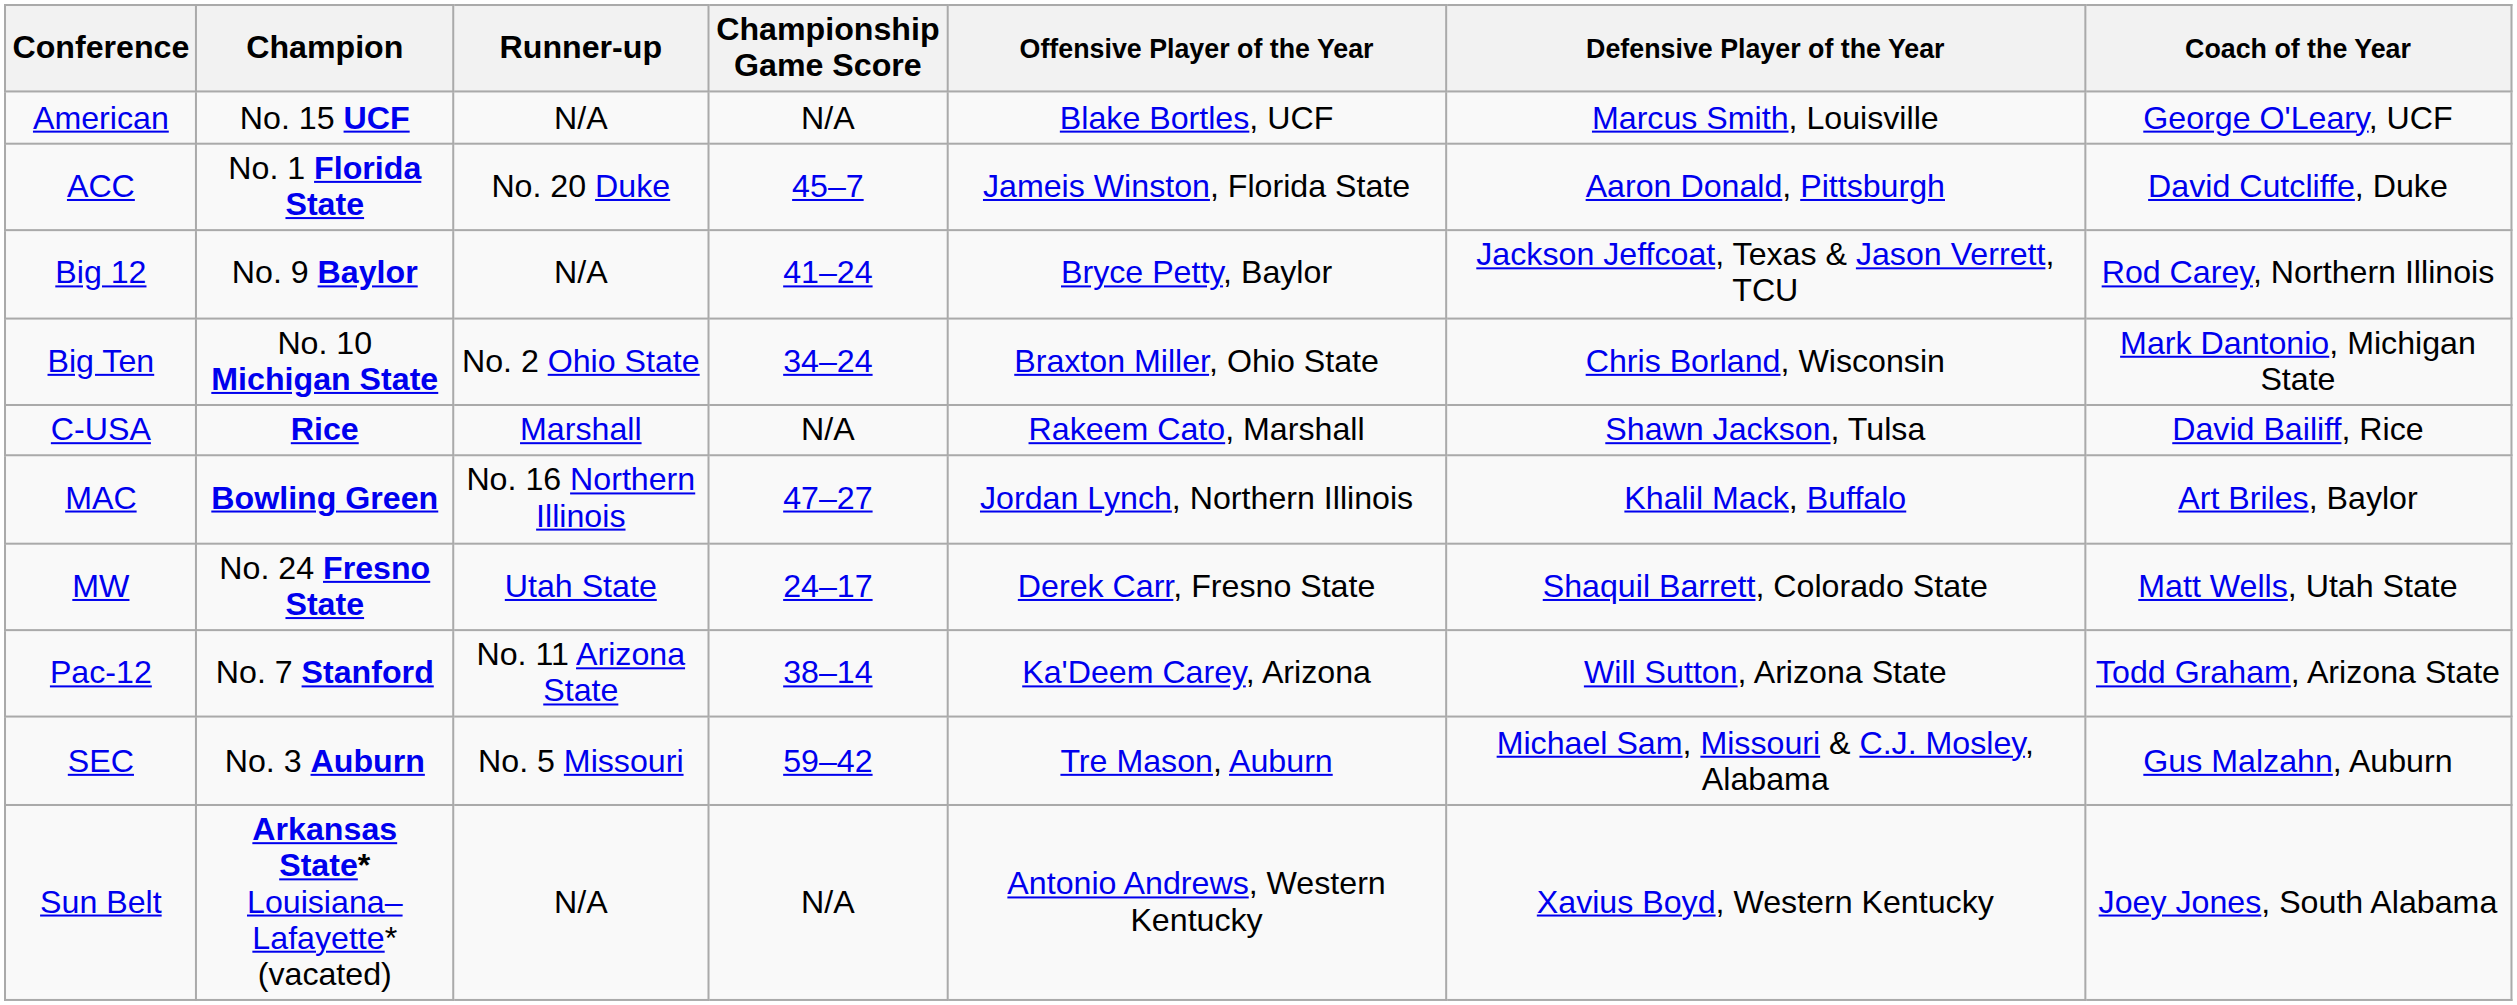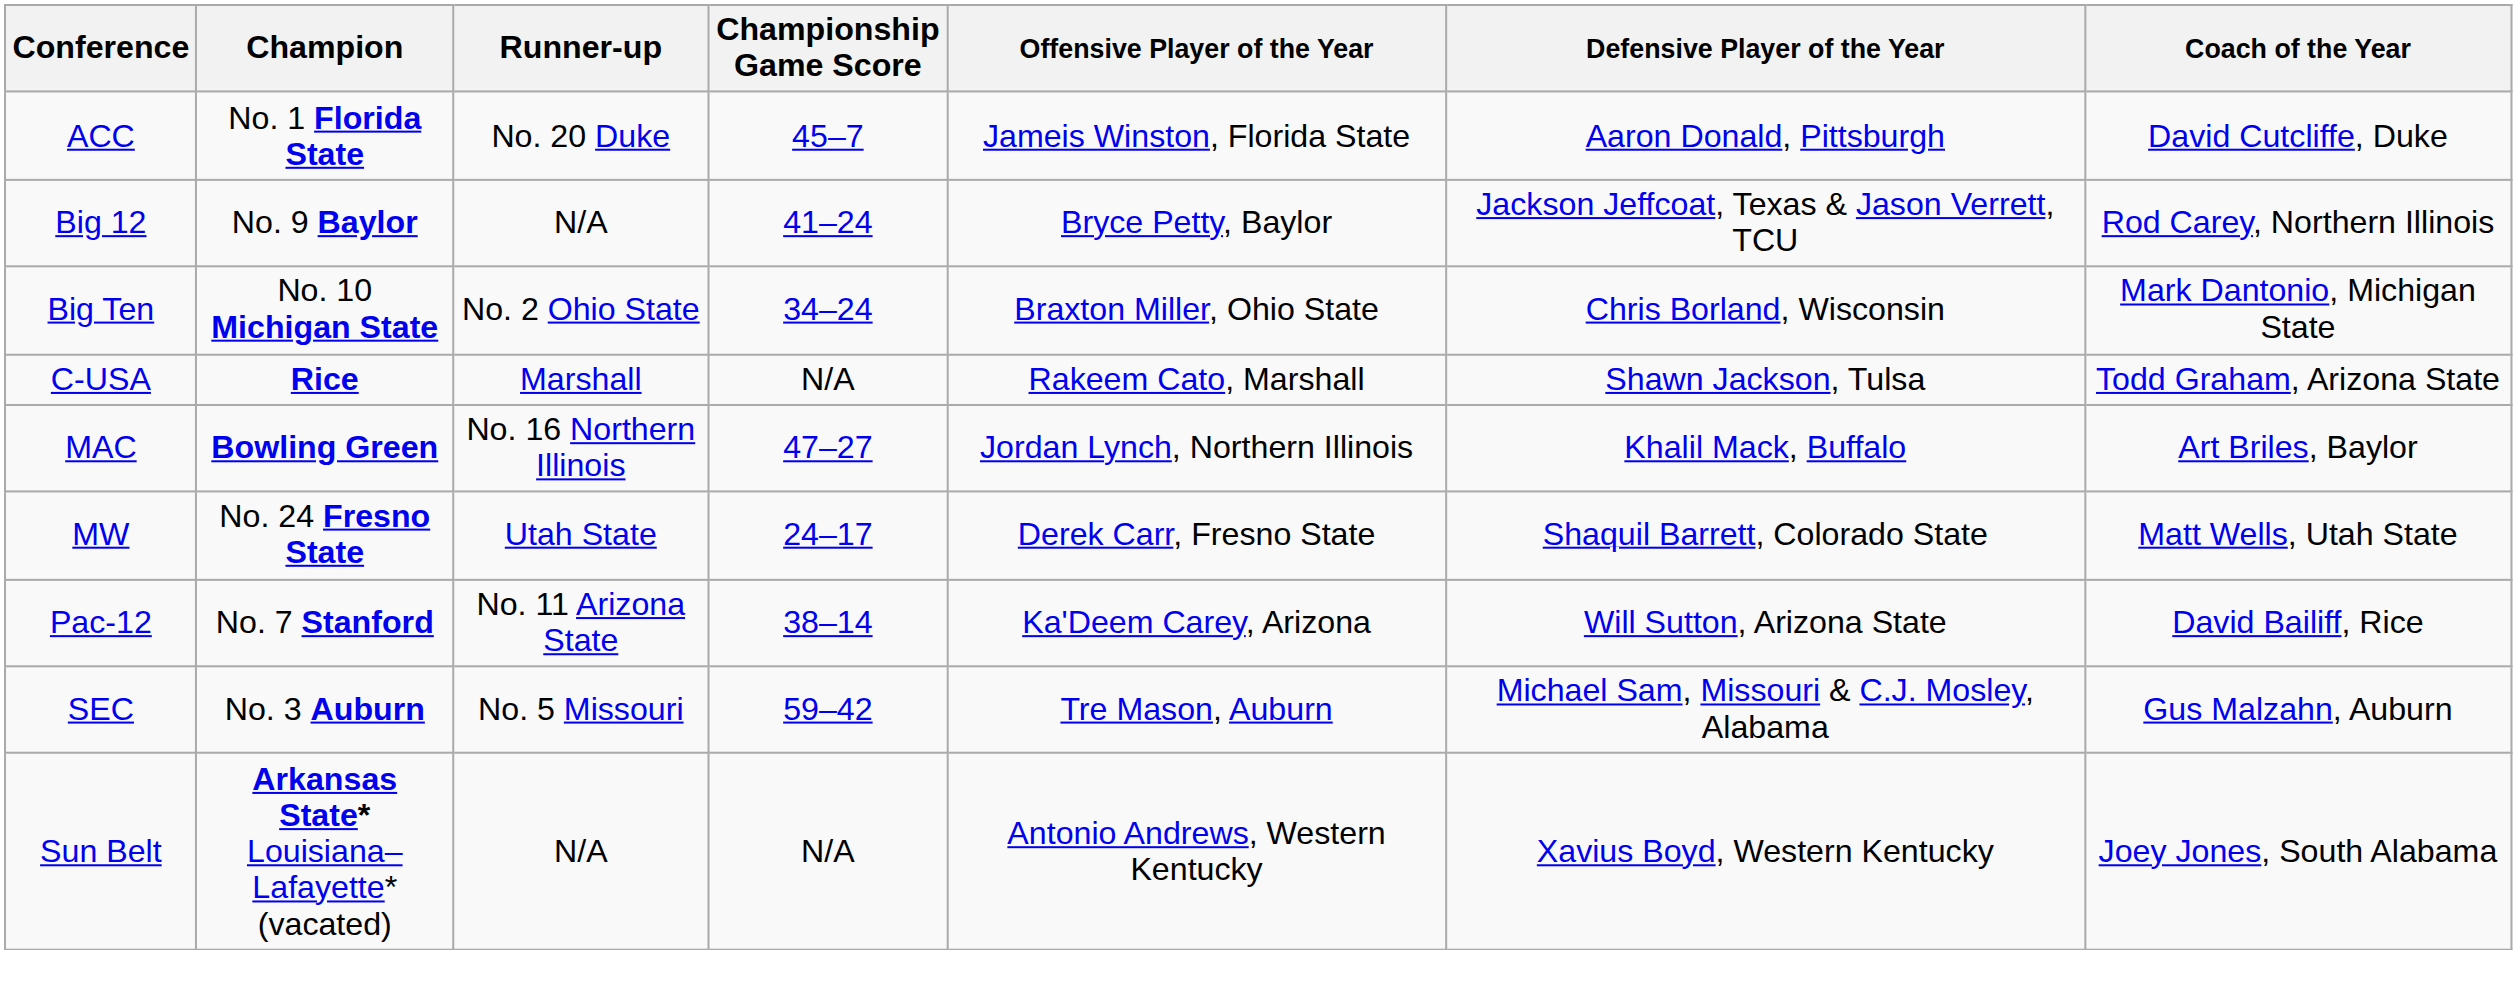- row: (101, 117)
(2298, 429) David Bailiff, Rice -> (2298, 378) Todd Graham, Arizona State
(2298, 673) Todd Graham, Arizona State -> (2298, 622) David Bailiff, Rice
